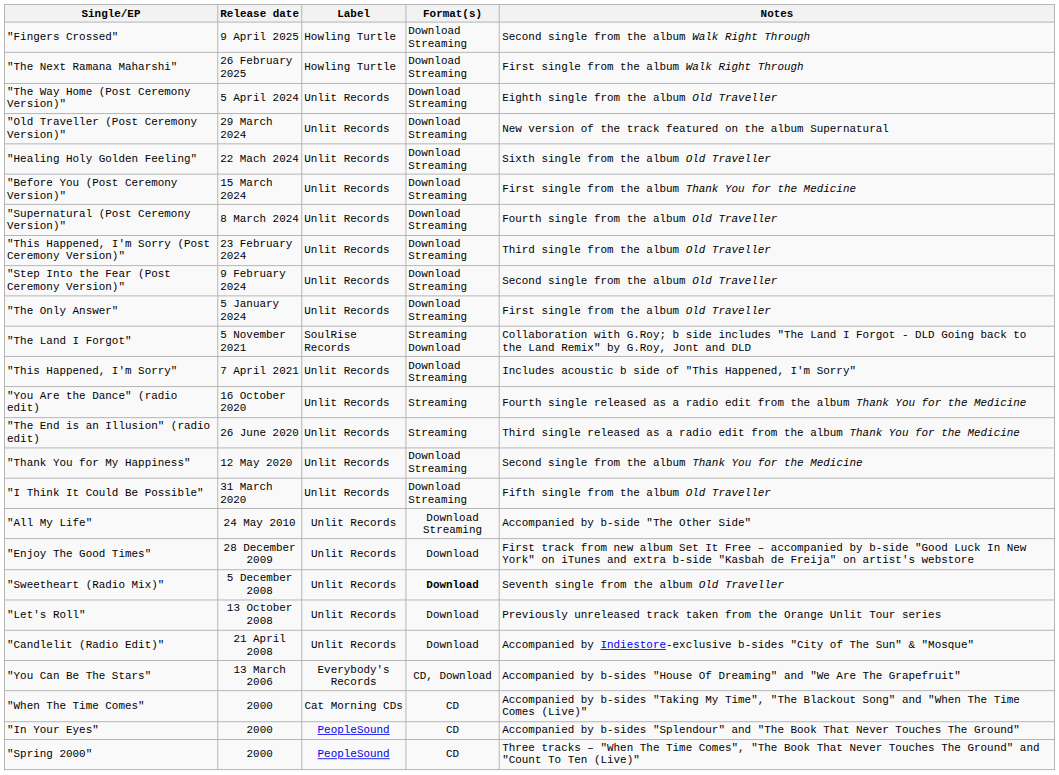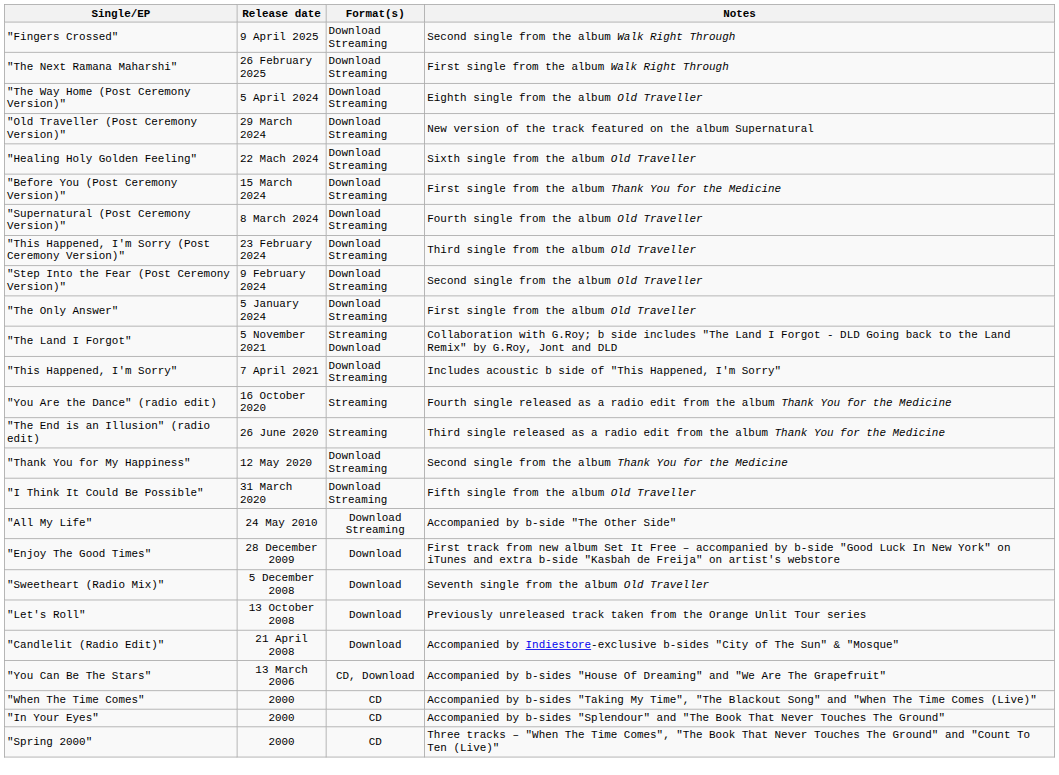- column: (354, 13)
(453, 585) bold -> (375, 585) normal
